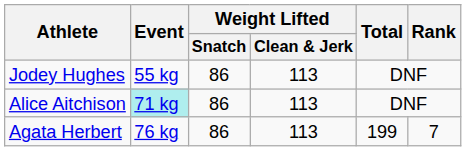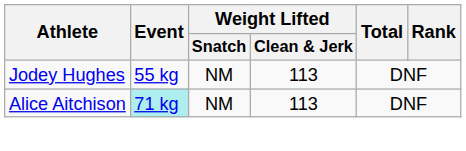(219, 75) 86 -> (219, 75) NM
(219, 103) 86 -> (219, 103) NM
- row: (65, 132)
